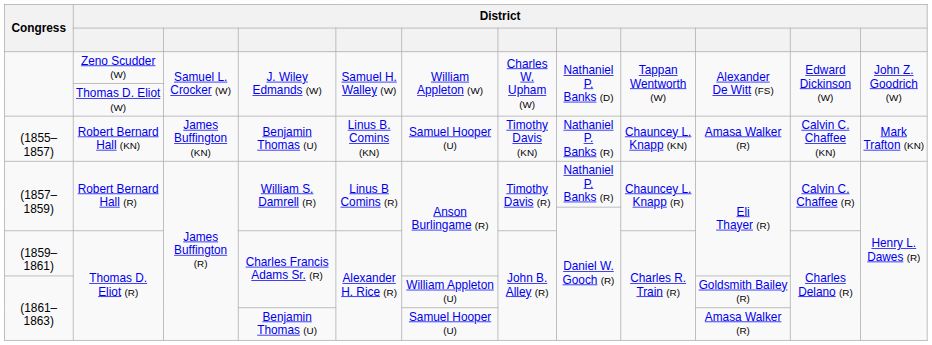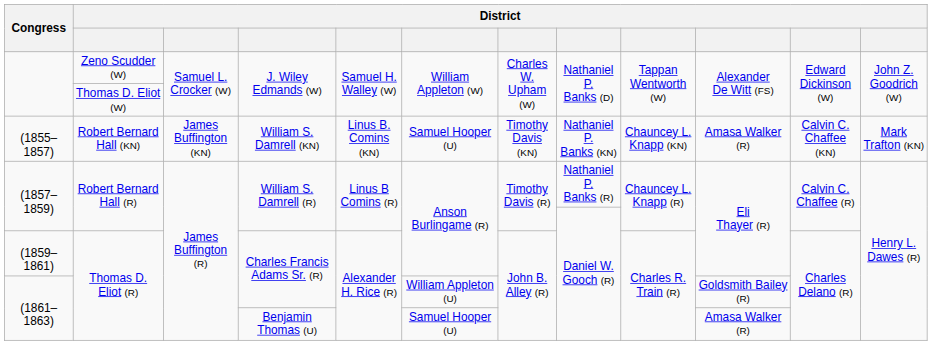(287, 138) Benjamin Thomas (U) -> (287, 138) William S. Damrell (KN)
(588, 138) Nathaniel P. Banks (R) -> (588, 138) Nathaniel P. Banks (KN)
